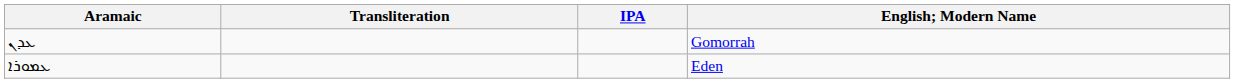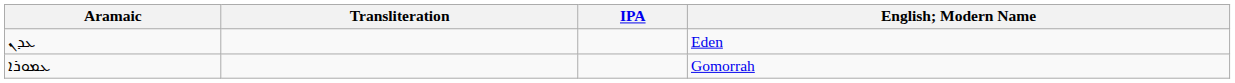(723, 41) Gomorrah -> (707, 41) Eden
(707, 66) Eden -> (723, 66) Gomorrah
